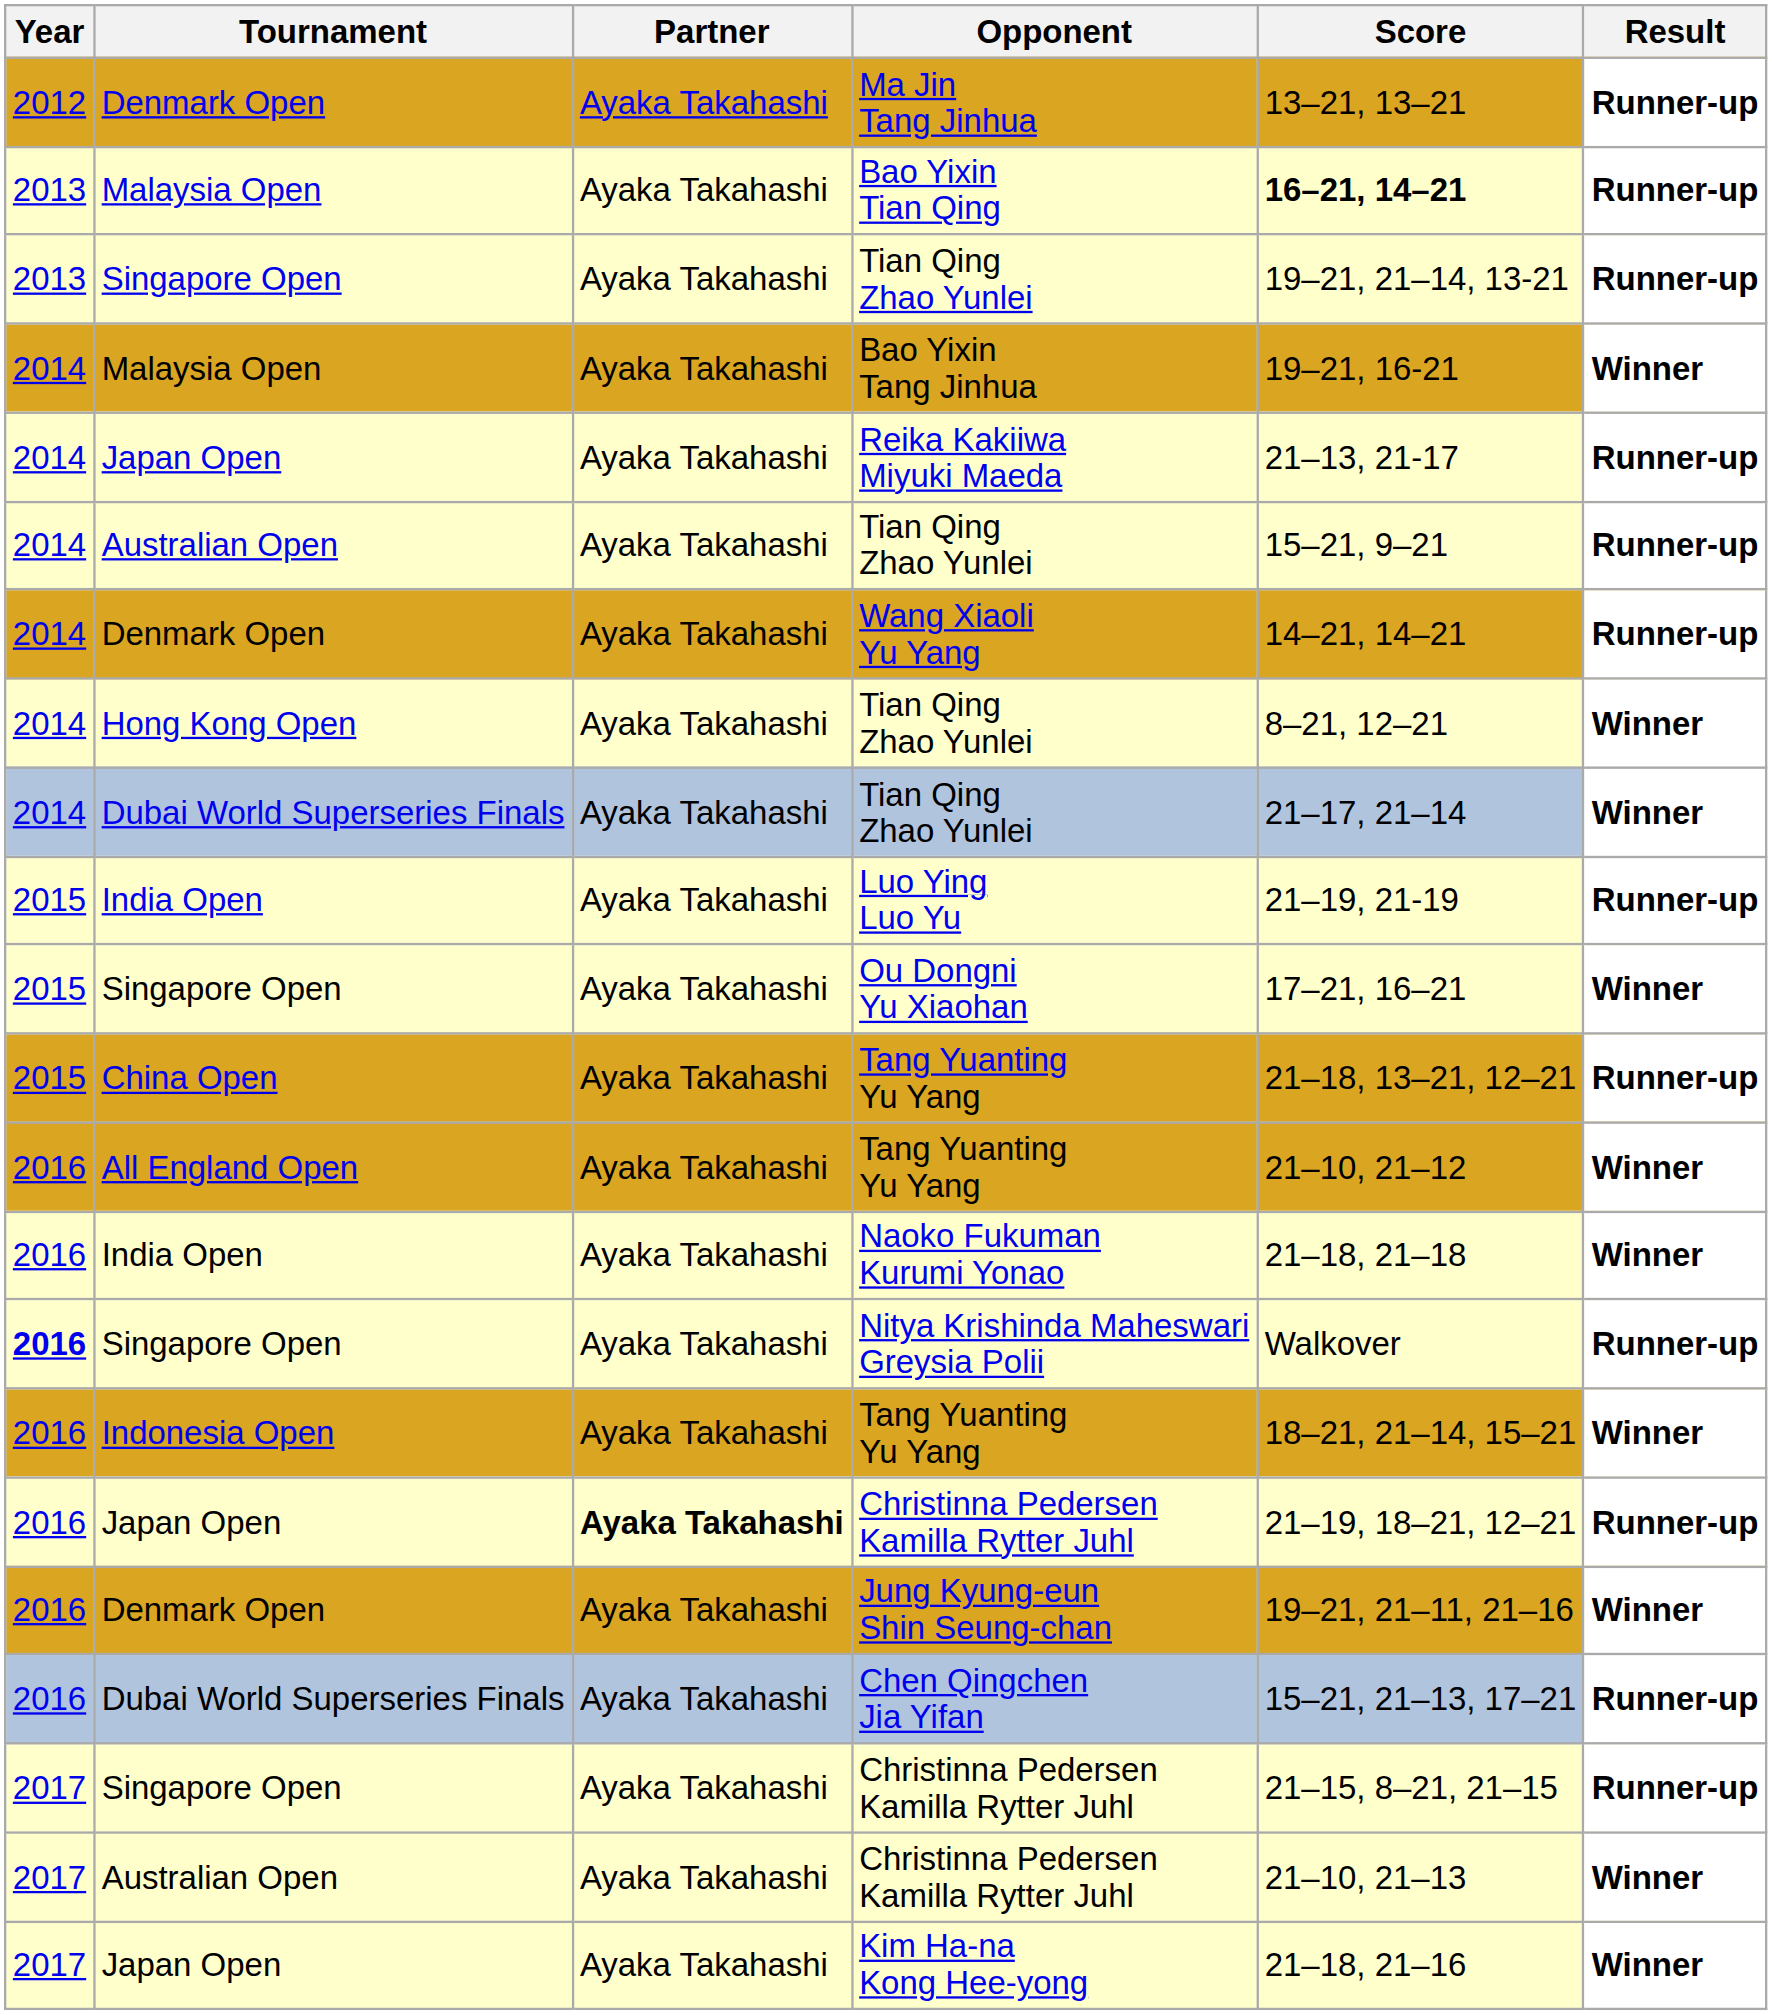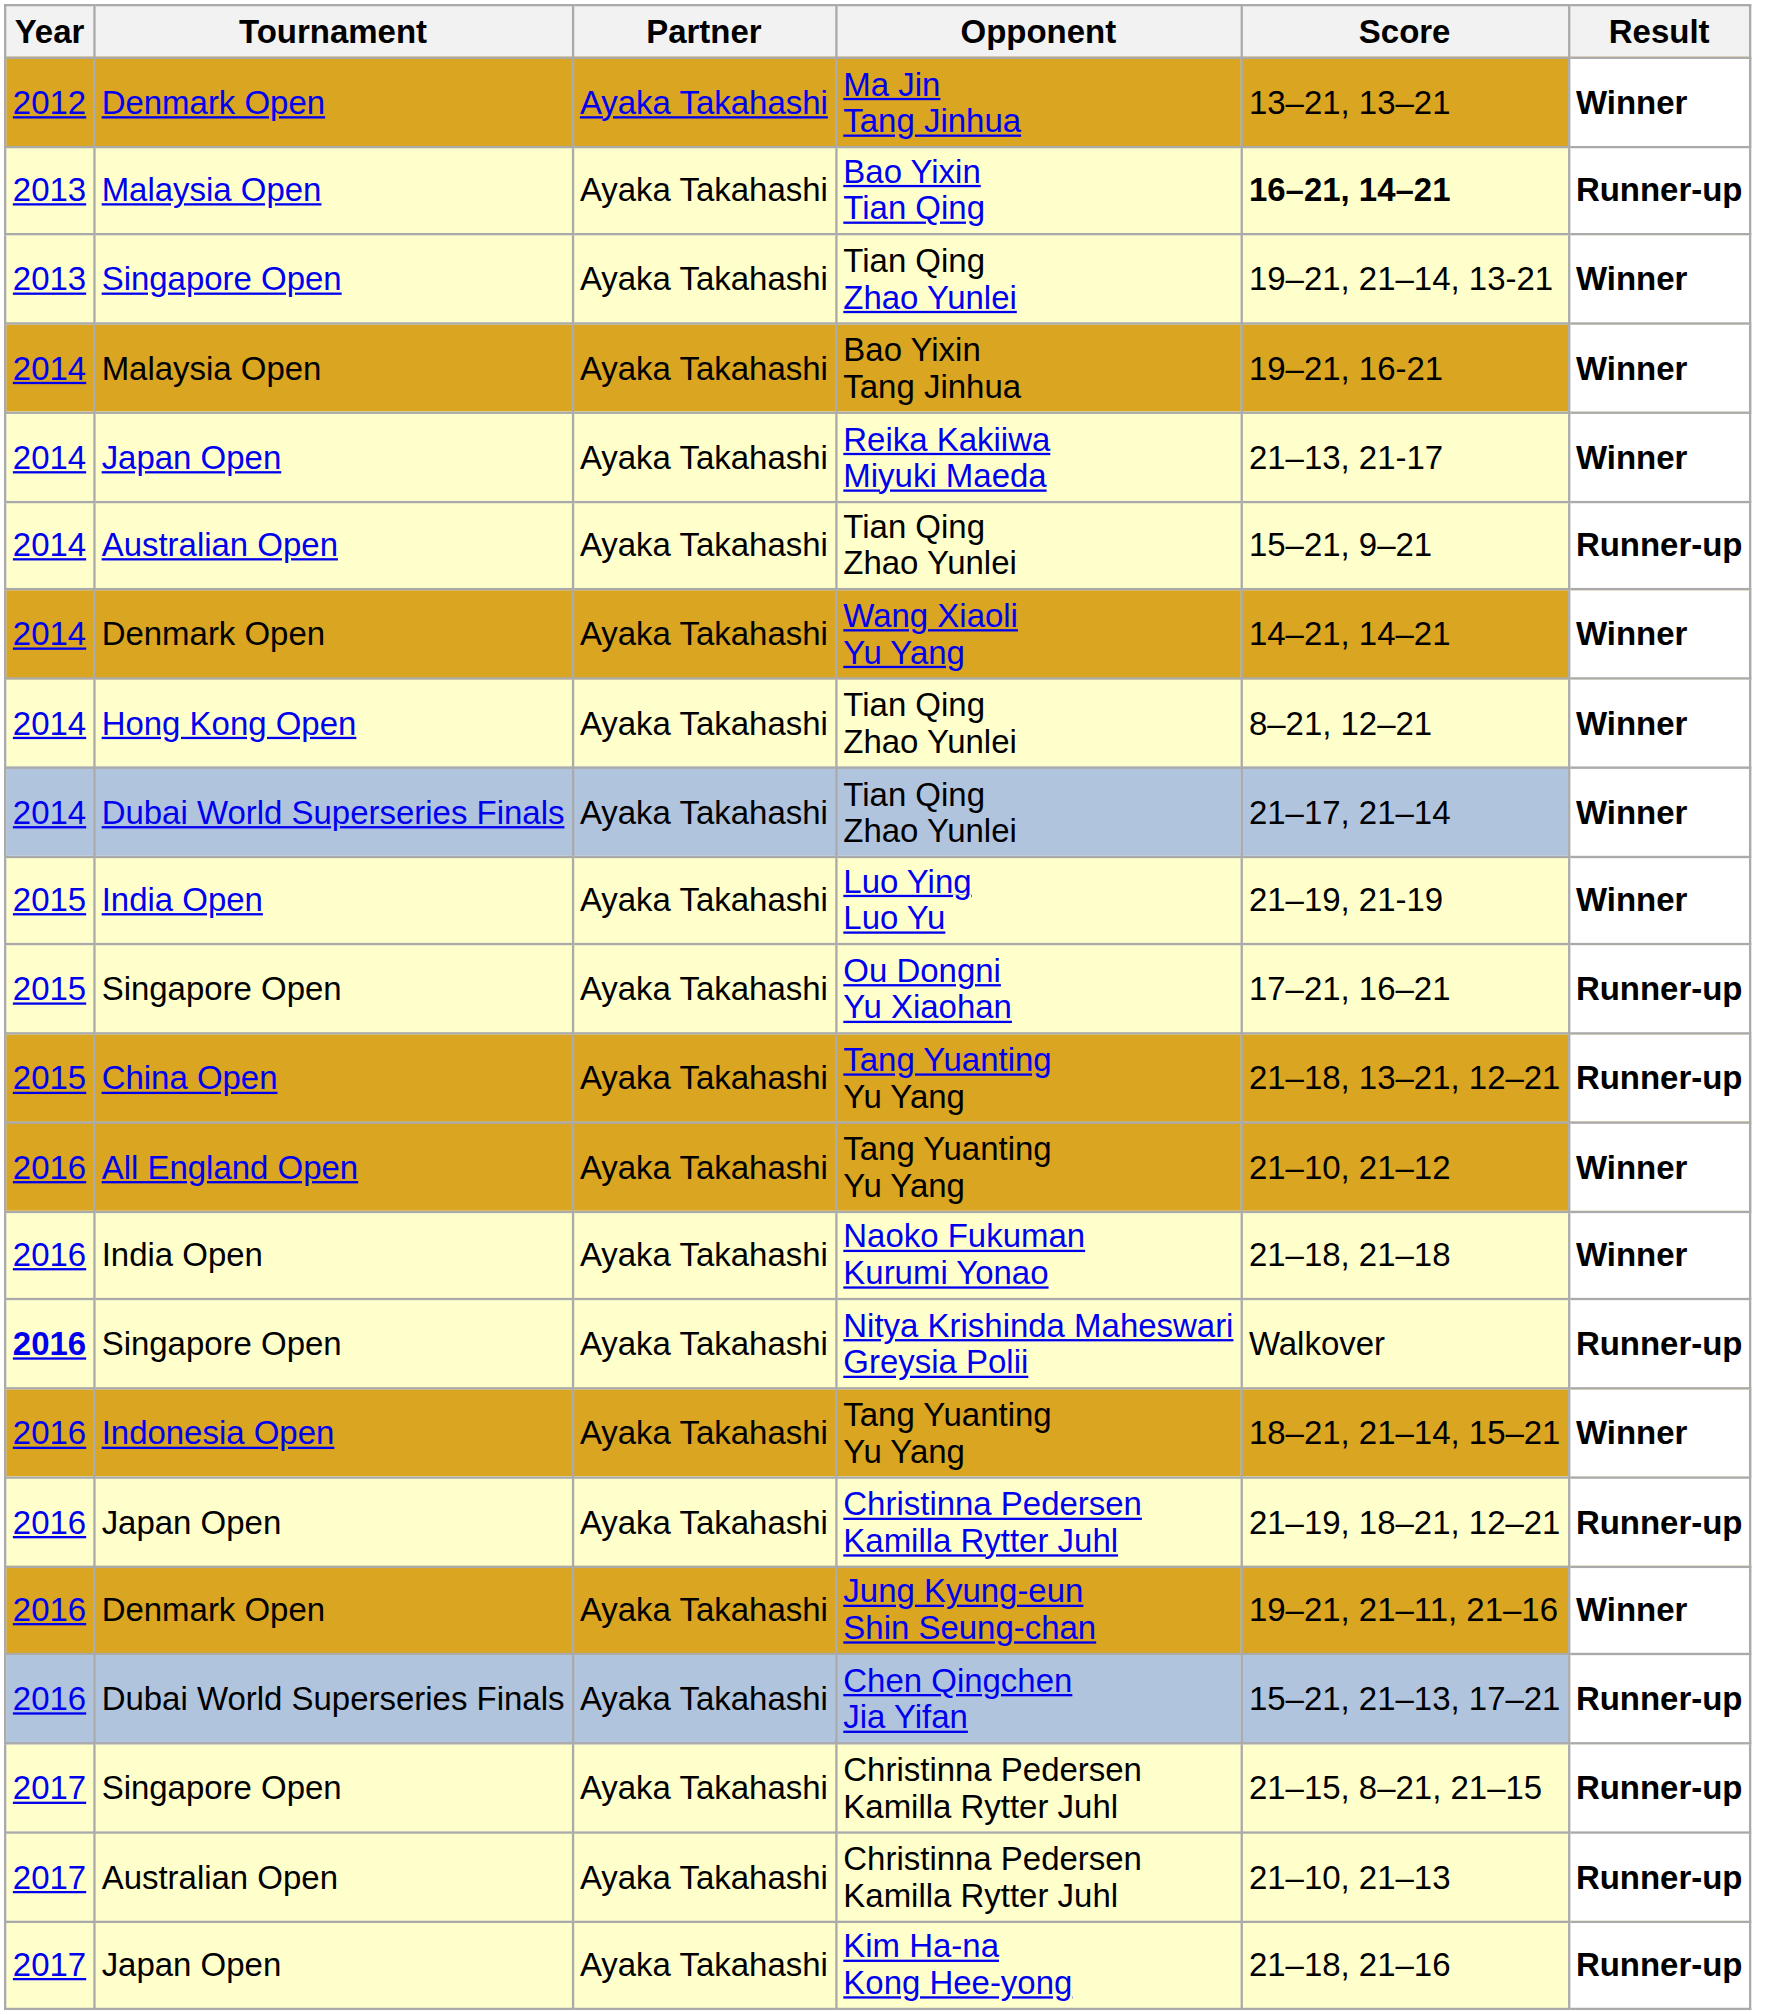(1675, 102) Runner-up -> (1632, 102) Winner
(1675, 279) Runner-up -> (1632, 279) Winner
(1675, 457) Runner-up -> (1632, 457) Winner
(1675, 634) Runner-up -> (1632, 634) Winner
(1675, 901) Runner-up -> (1632, 901) Winner
(1647, 989) Winner -> (1659, 989) Runner-up
(712, 1522) bold -> (704, 1522) normal
(1647, 1877) Winner -> (1659, 1877) Runner-up
(1647, 1965) Winner -> (1659, 1965) Runner-up
